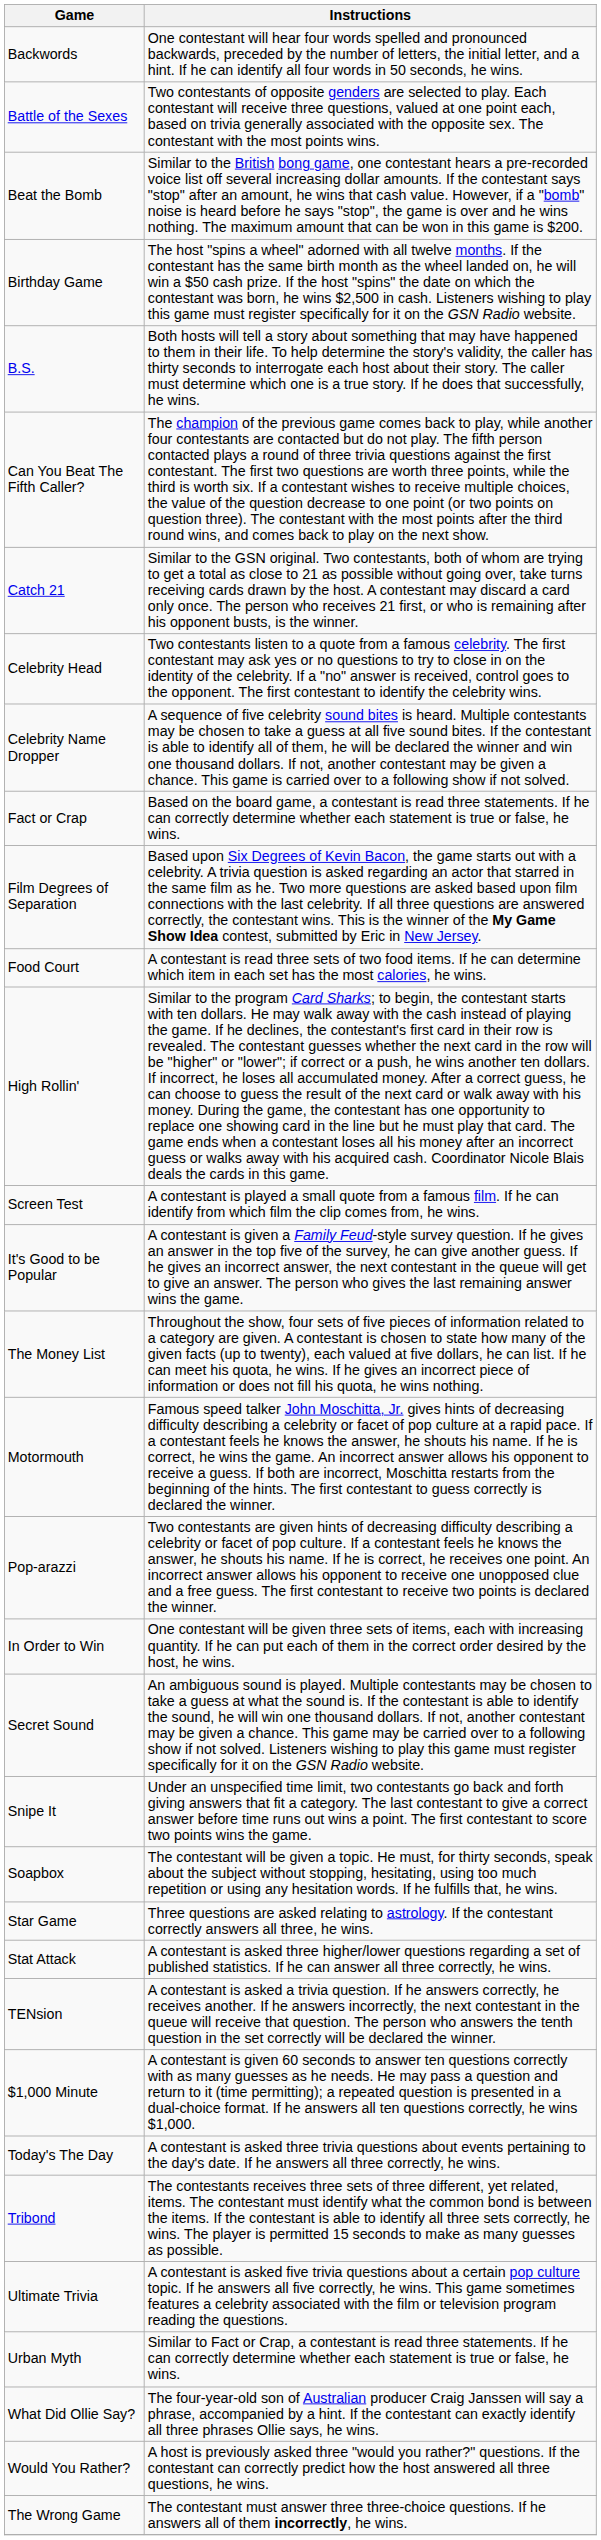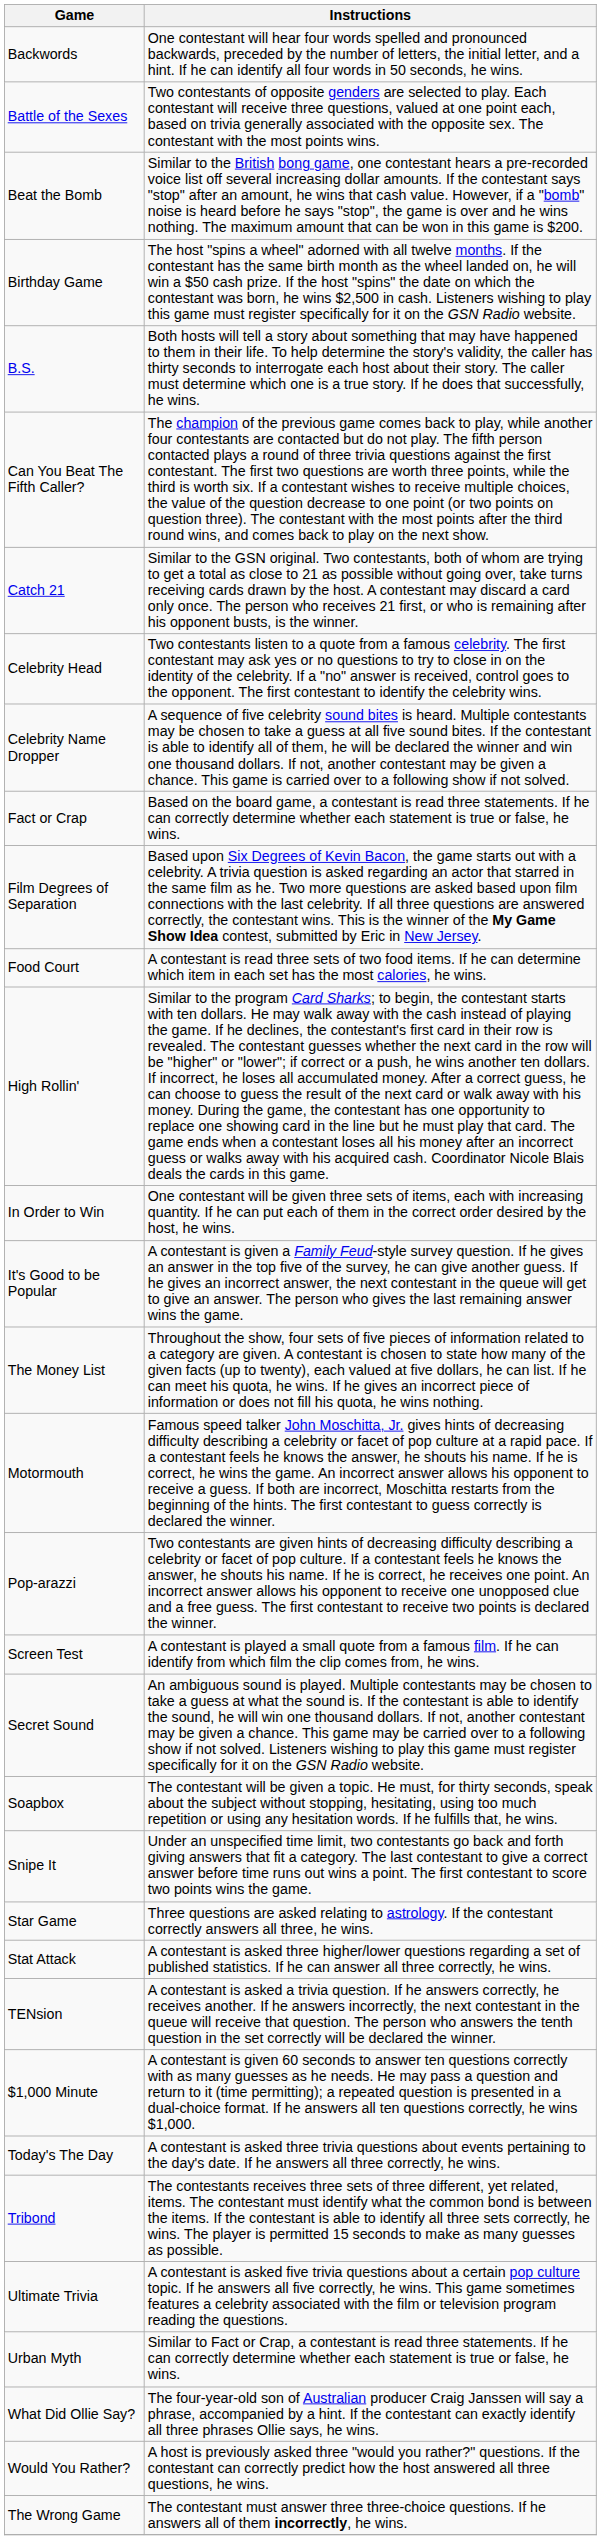rows swapped: (56, 1646) <-> (45, 1205)
rows swapped: (32, 1811) <-> (36, 1874)
